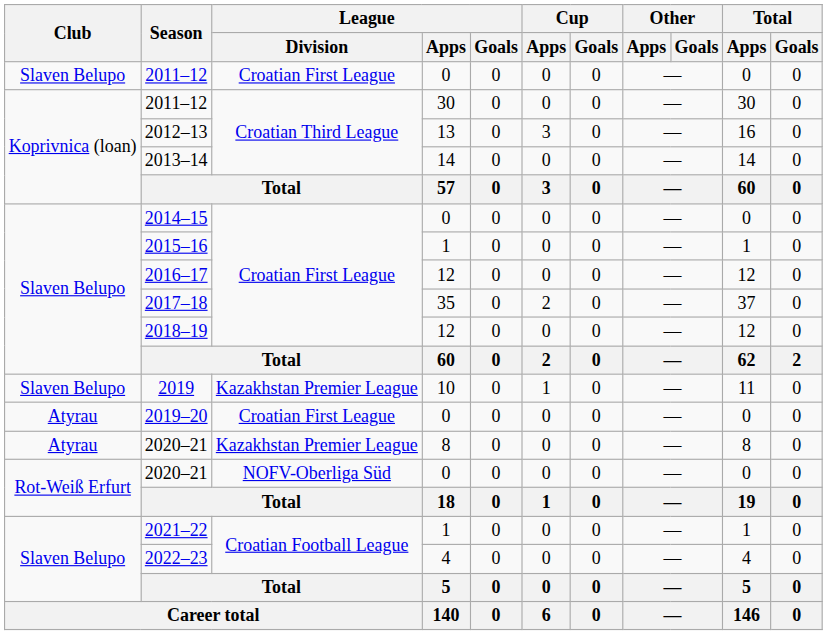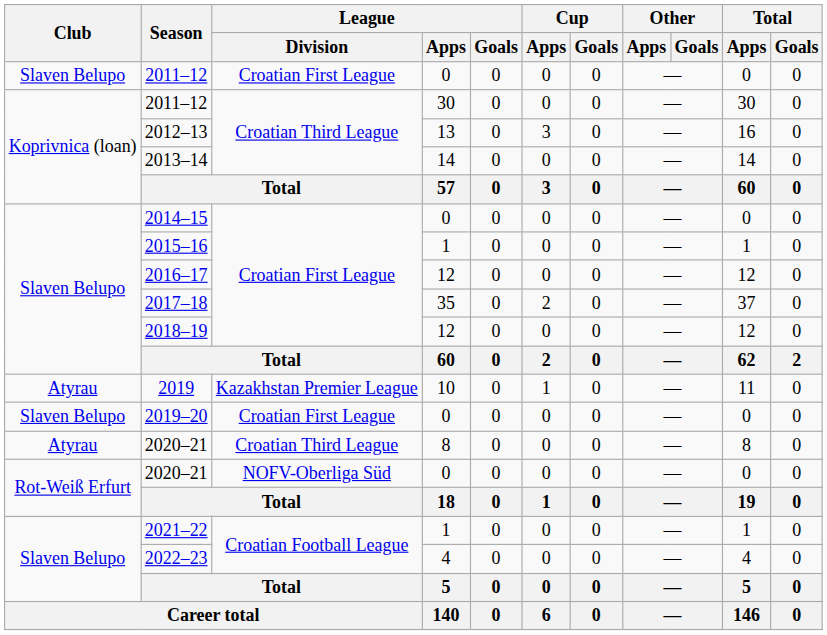(73, 388) Slaven Belupo -> (73, 388) Atyrau
(73, 416) Atyrau -> (73, 416) Slaven Belupo
(317, 445) Kazakhstan Premier League -> (317, 445) Croatian Third League
